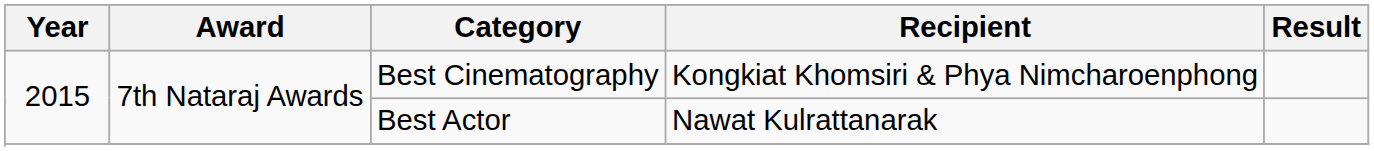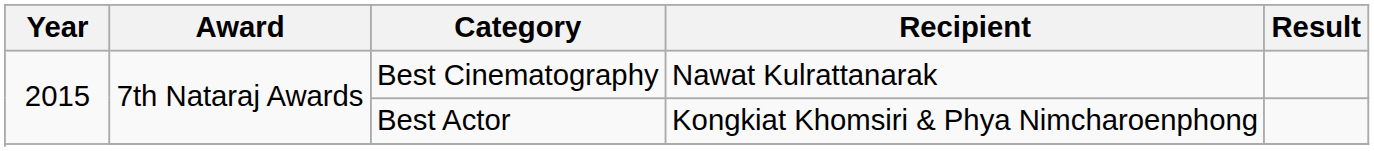(965, 74) Kongkiat Khomsiri & Phya Nimcharoenphong -> (805, 74) Nawat Kulrattanarak
(805, 120) Nawat Kulrattanarak -> (965, 120) Kongkiat Khomsiri & Phya Nimcharoenphong
